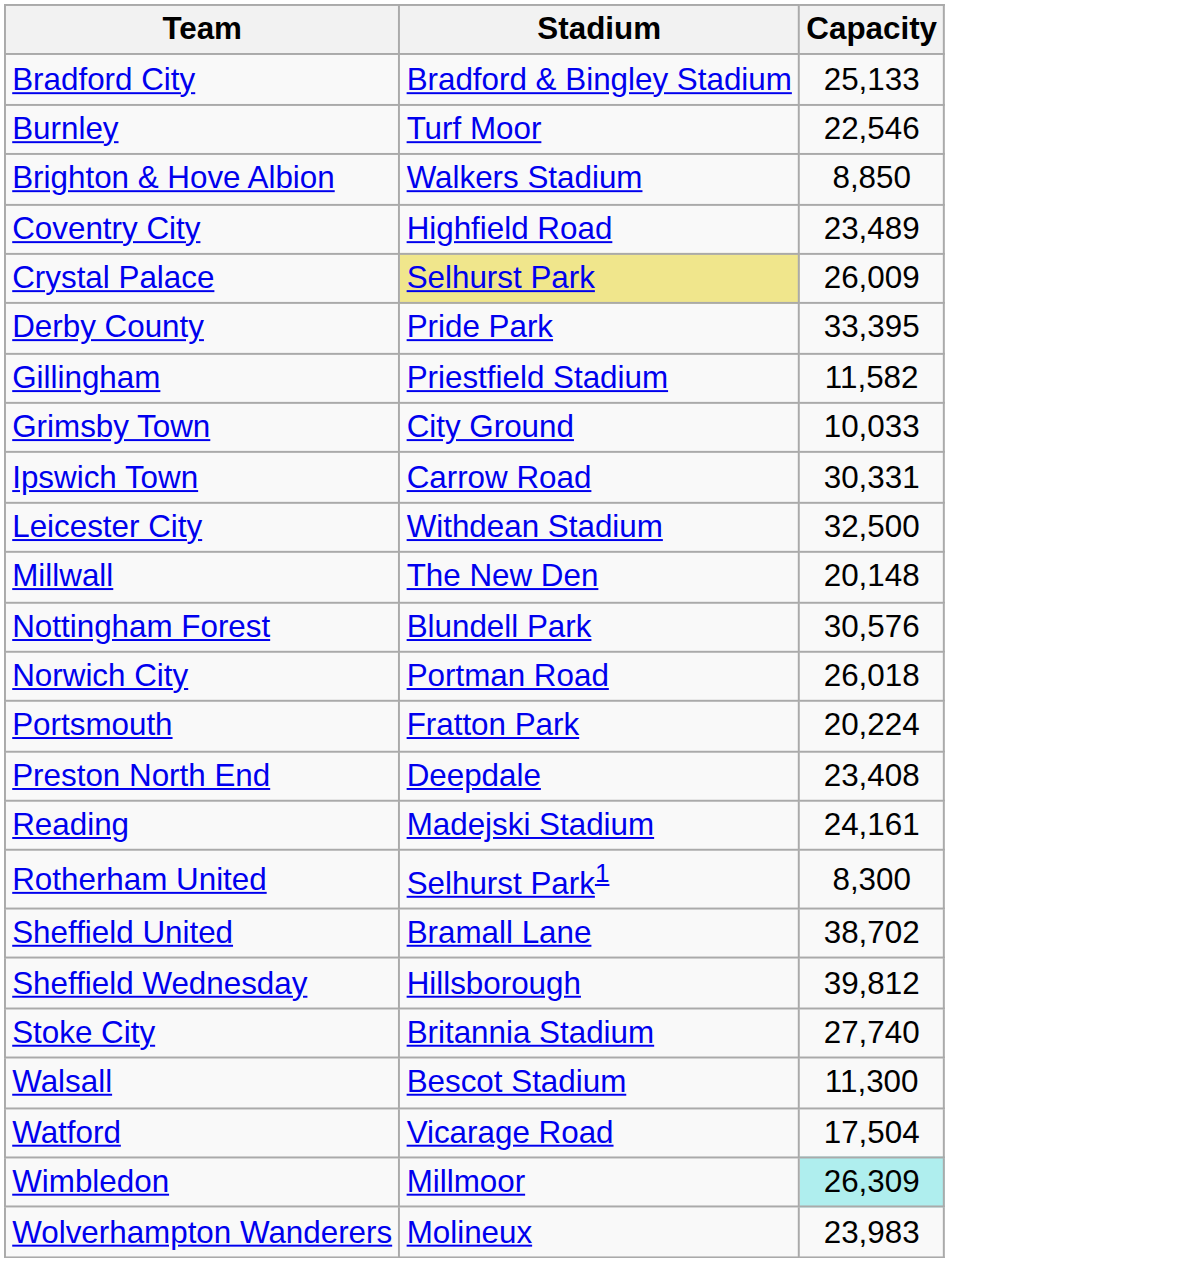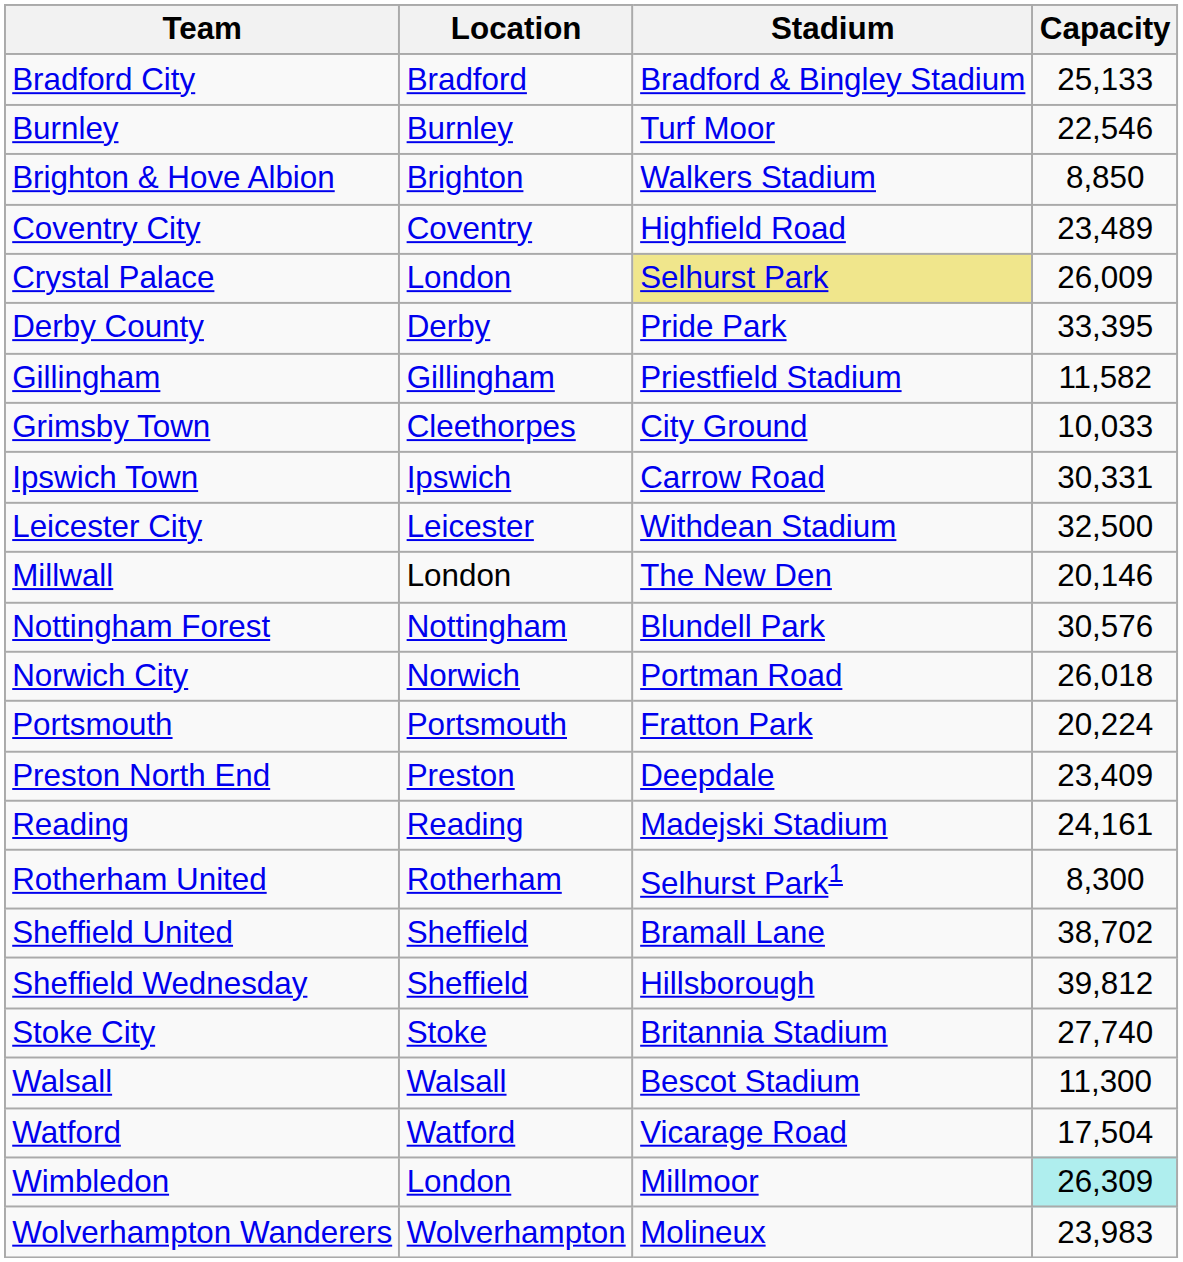+ column: (516, 29)
(872, 576) 20,148 -> (1105, 576) 20,146
(872, 775) 23,408 -> (1105, 775) 23,409
